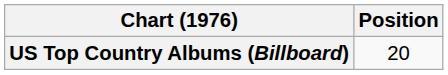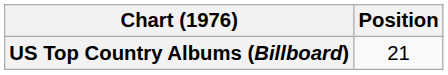(399, 52) 20 -> (399, 52) 21
